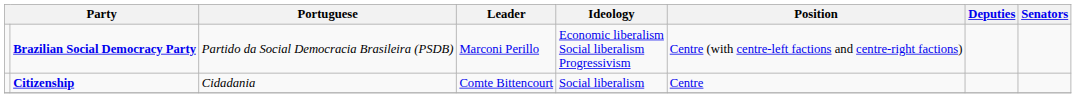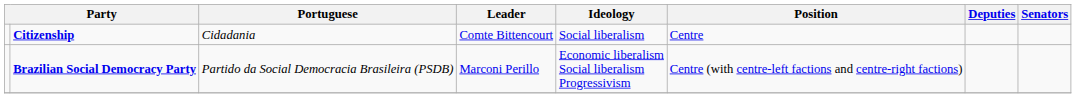rows swapped: (105, 48) <-> (44, 83)
